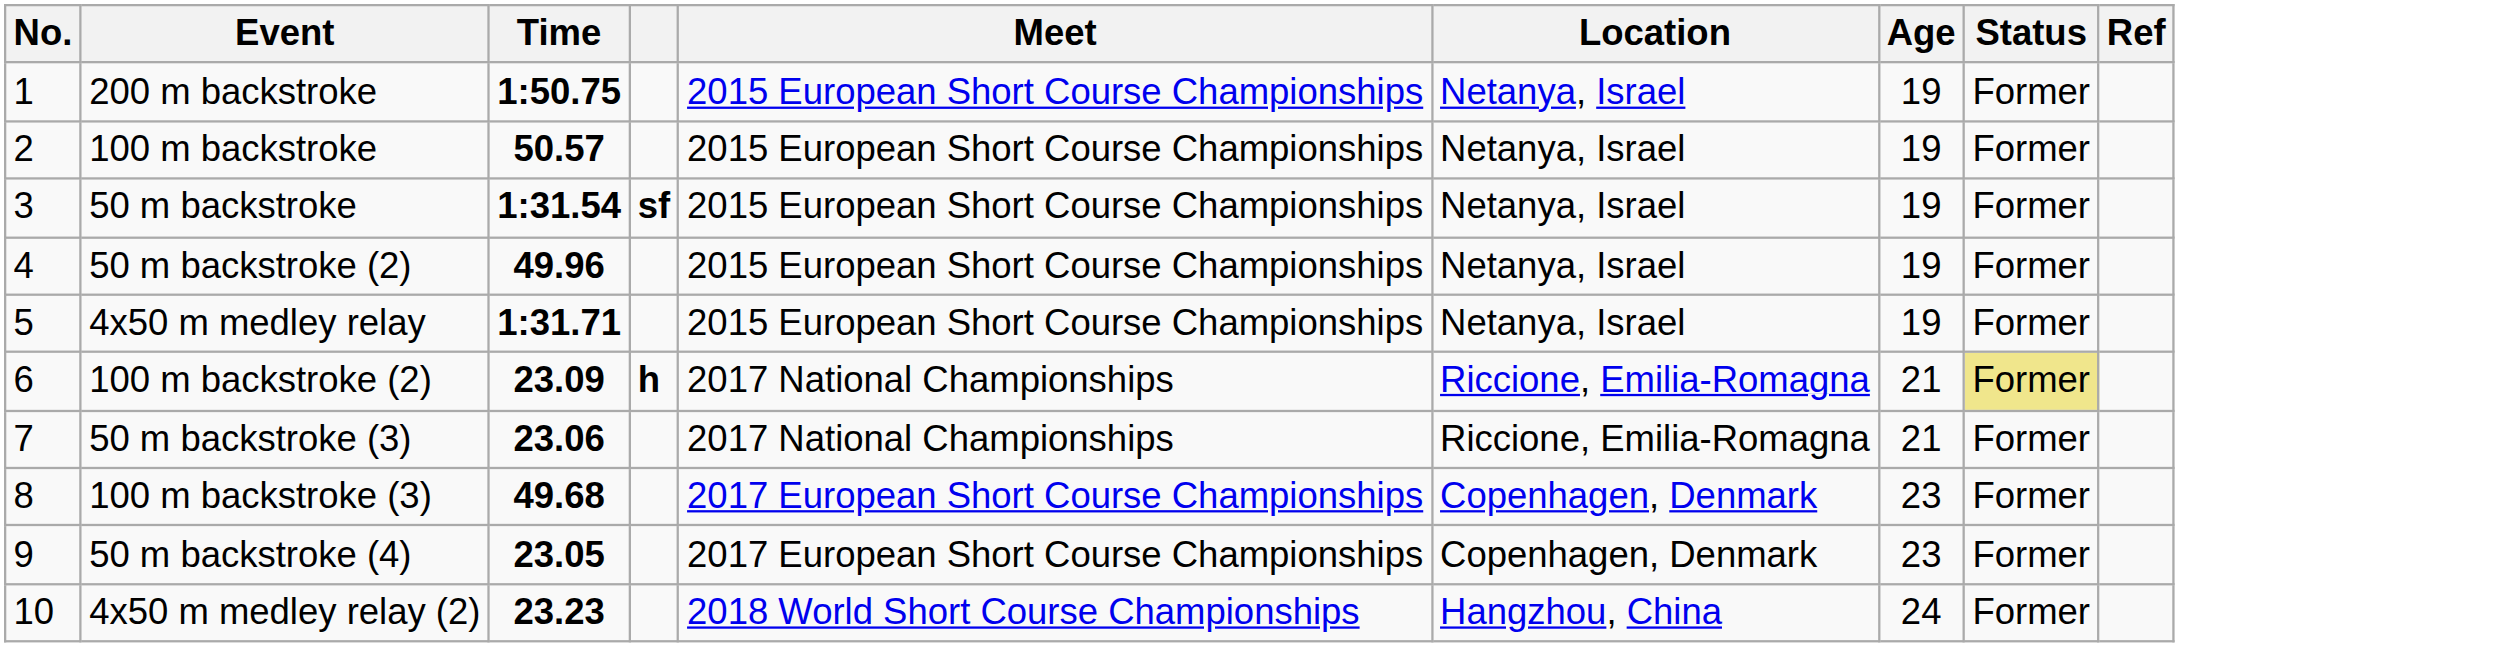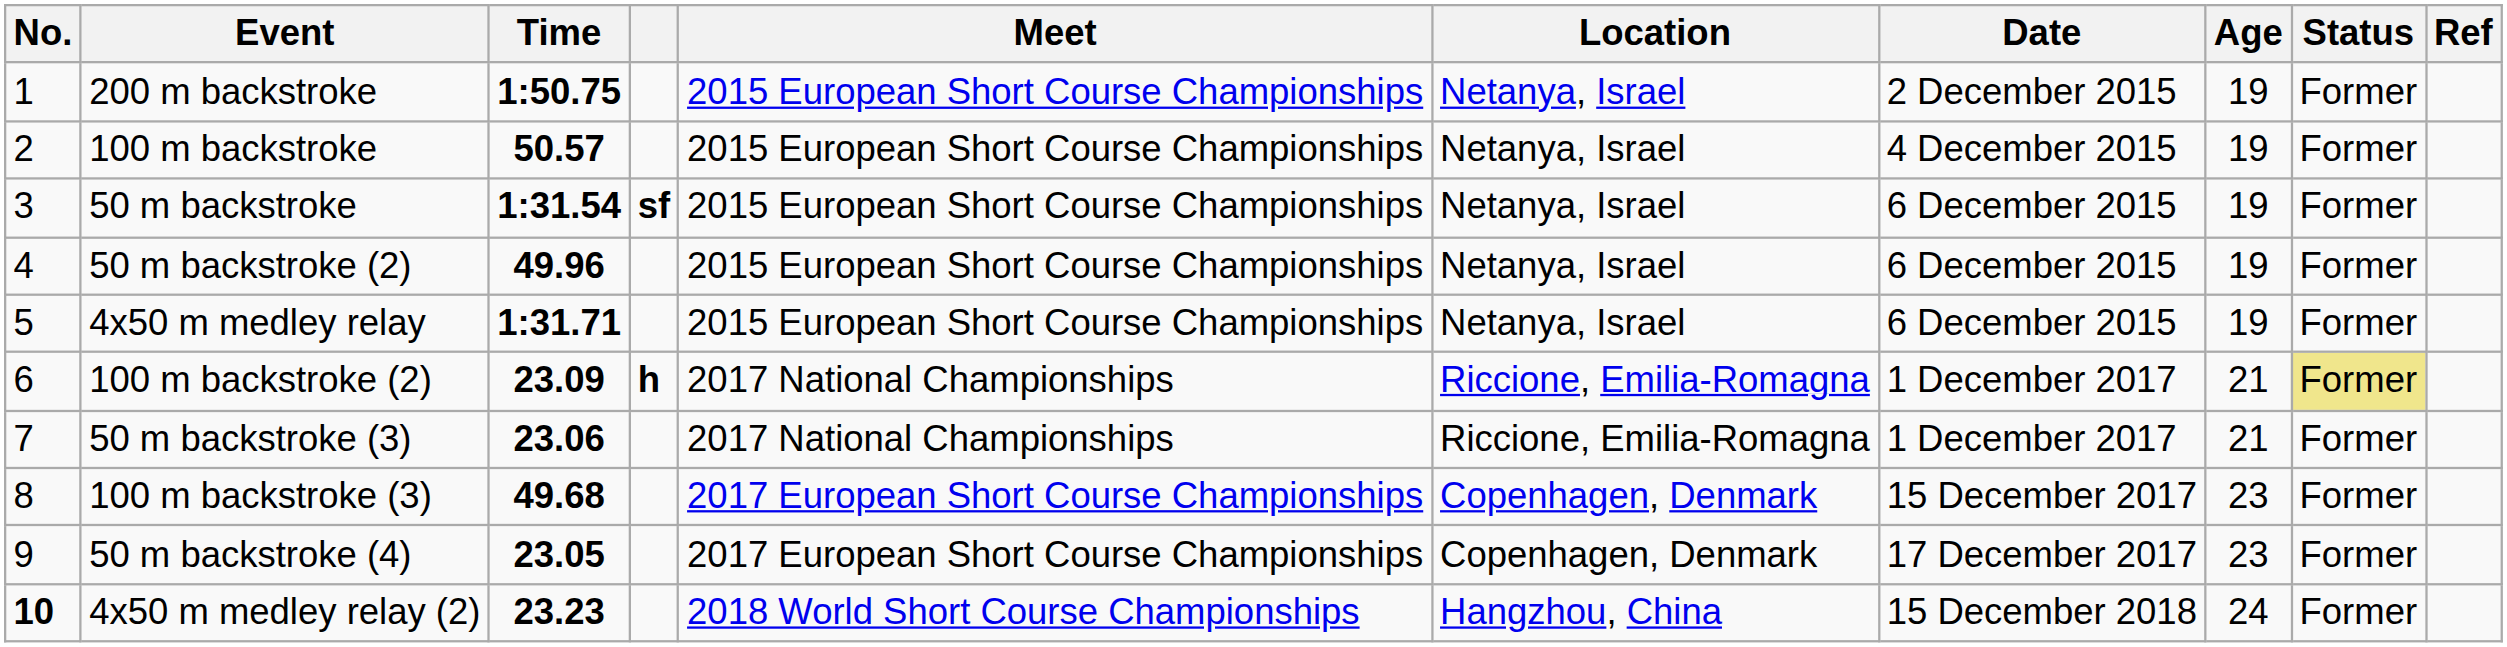+ column: (2042, 33)
(34, 611) normal -> (34, 611) bold
